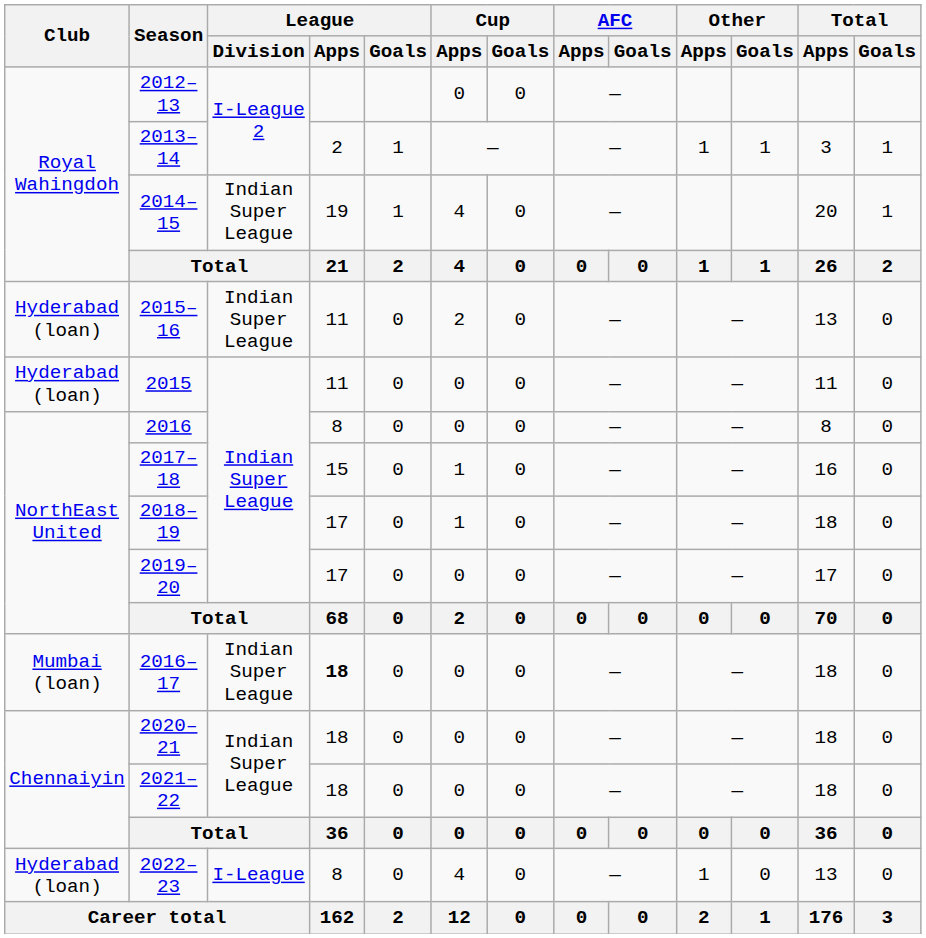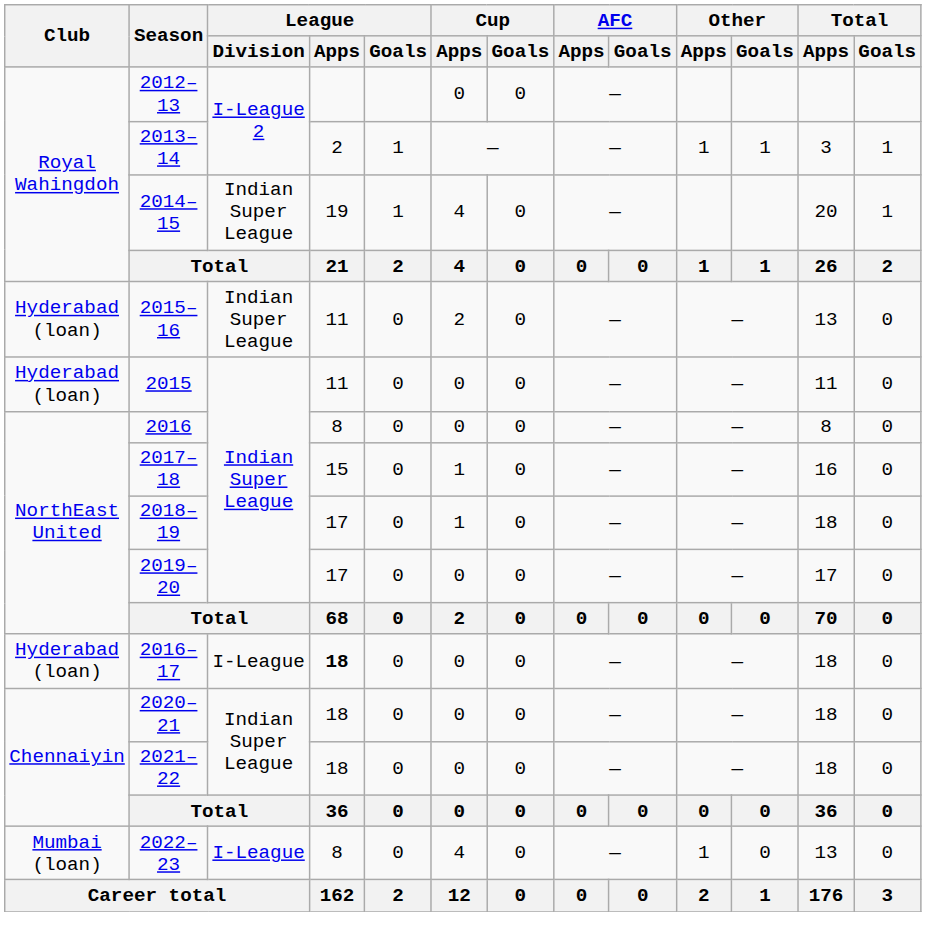(67, 672) Mumbai (loan) -> (67, 661) Hyderabad (loan)
(259, 672) Indian Super League -> (259, 661) I-League
(67, 875) Hyderabad (loan) -> (67, 853) Mumbai (loan)
